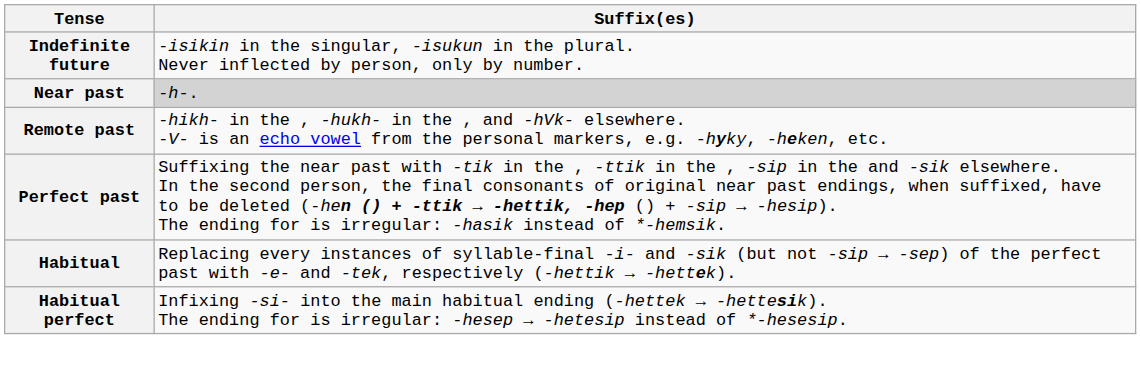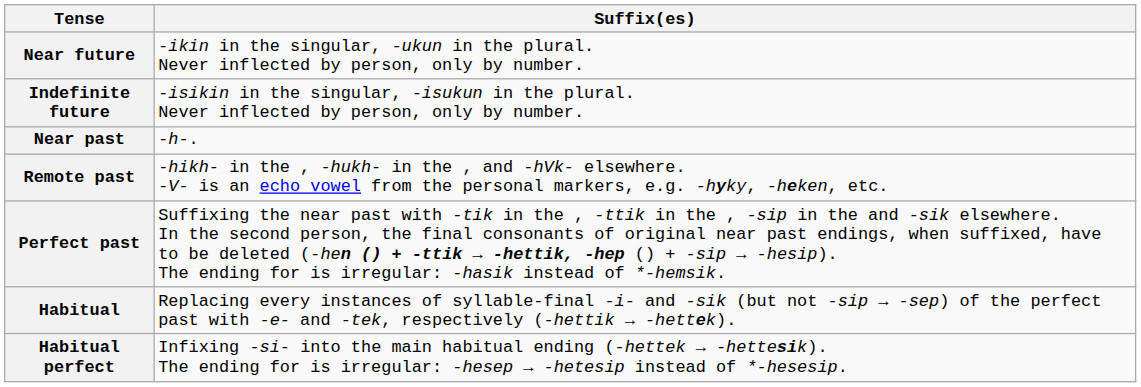+ row: (79, 56)
(178, 93) lightgrey background -> (178, 140) no background
